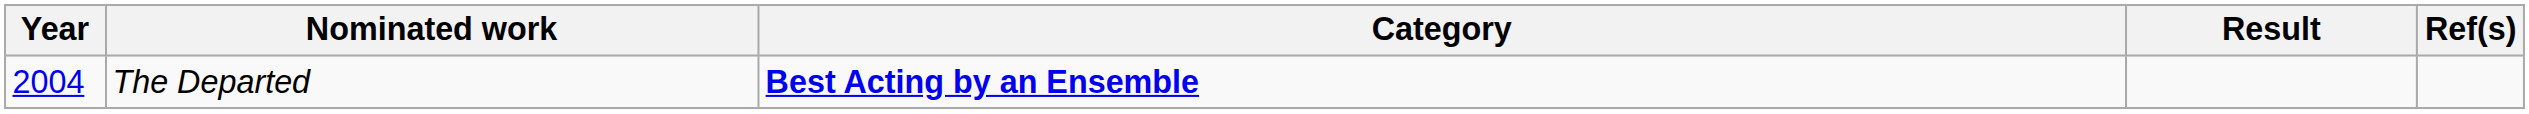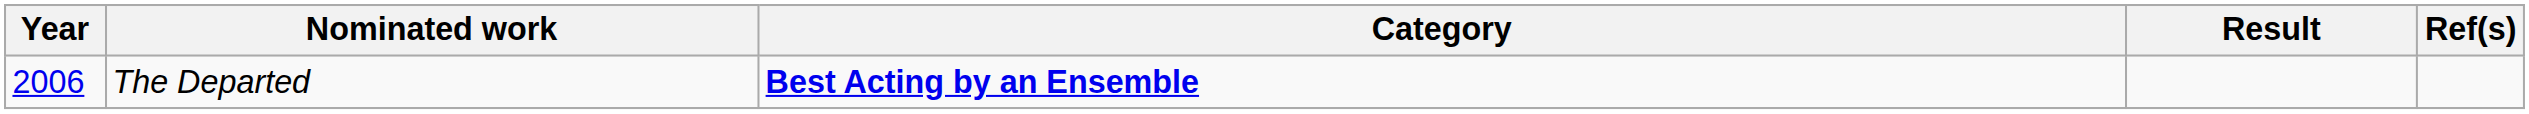(48, 81) 2004 -> (48, 81) 2006
